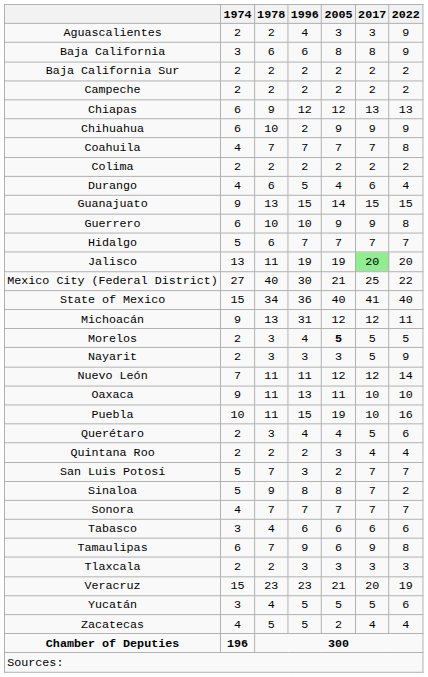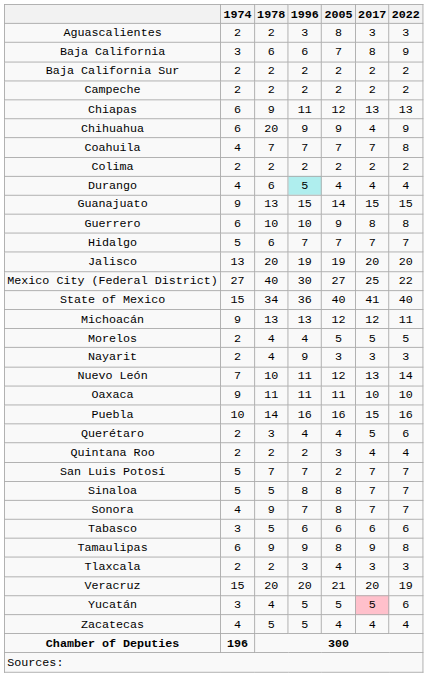(305, 33) 4 -> (305, 33) 3
(338, 33) 3 -> (338, 33) 8
(406, 33) 9 -> (406, 33) 3
(338, 52) 8 -> (338, 52) 7
(305, 109) 12 -> (305, 109) 11
(271, 128) 10 -> (271, 128) 20
(305, 128) 2 -> (305, 128) 9
(372, 128) 9 -> (372, 128) 4
(305, 186) no background -> (305, 186) paleturquoise background
(372, 186) 6 -> (372, 186) 4
(372, 224) 9 -> (372, 224) 8
(271, 262) 11 -> (271, 262) 20
(372, 262) lightgreen background -> (372, 262) no background
(338, 281) 21 -> (338, 281) 27
(305, 319) 31 -> (305, 319) 13
(271, 338) 3 -> (271, 338) 4
(338, 338) bold -> (338, 338) normal
(271, 357) 3 -> (271, 357) 4
(305, 357) 3 -> (305, 357) 9
(372, 357) 5 -> (372, 357) 3
(406, 357) 9 -> (406, 357) 3
(271, 376) 11 -> (271, 376) 10
(372, 376) 12 -> (372, 376) 13
(305, 395) 13 -> (305, 395) 11
(271, 414) 11 -> (271, 414) 14
(305, 414) 15 -> (305, 414) 16
(338, 414) 19 -> (338, 414) 16
(372, 414) 10 -> (372, 414) 15
(305, 472) 3 -> (305, 472) 7
(271, 491) 9 -> (271, 491) 5
(406, 491) 2 -> (406, 491) 7
(271, 510) 7 -> (271, 510) 9
(338, 510) 7 -> (338, 510) 8
(271, 529) 4 -> (271, 529) 5
(271, 548) 7 -> (271, 548) 9
(338, 548) 6 -> (338, 548) 8
(338, 567) 3 -> (338, 567) 4
(271, 586) 23 -> (271, 586) 20
(305, 586) 23 -> (305, 586) 20
(372, 605) no background -> (372, 605) pink background
(338, 624) 2 -> (338, 624) 4
